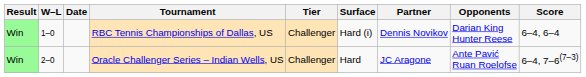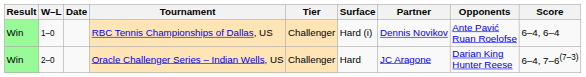(482, 33) Darian King Hunter Reese -> (485, 33) Ante Pavić Ruan Roelofse
(485, 59) Ante Pavić Ruan Roelofse -> (482, 59) Darian King Hunter Reese
